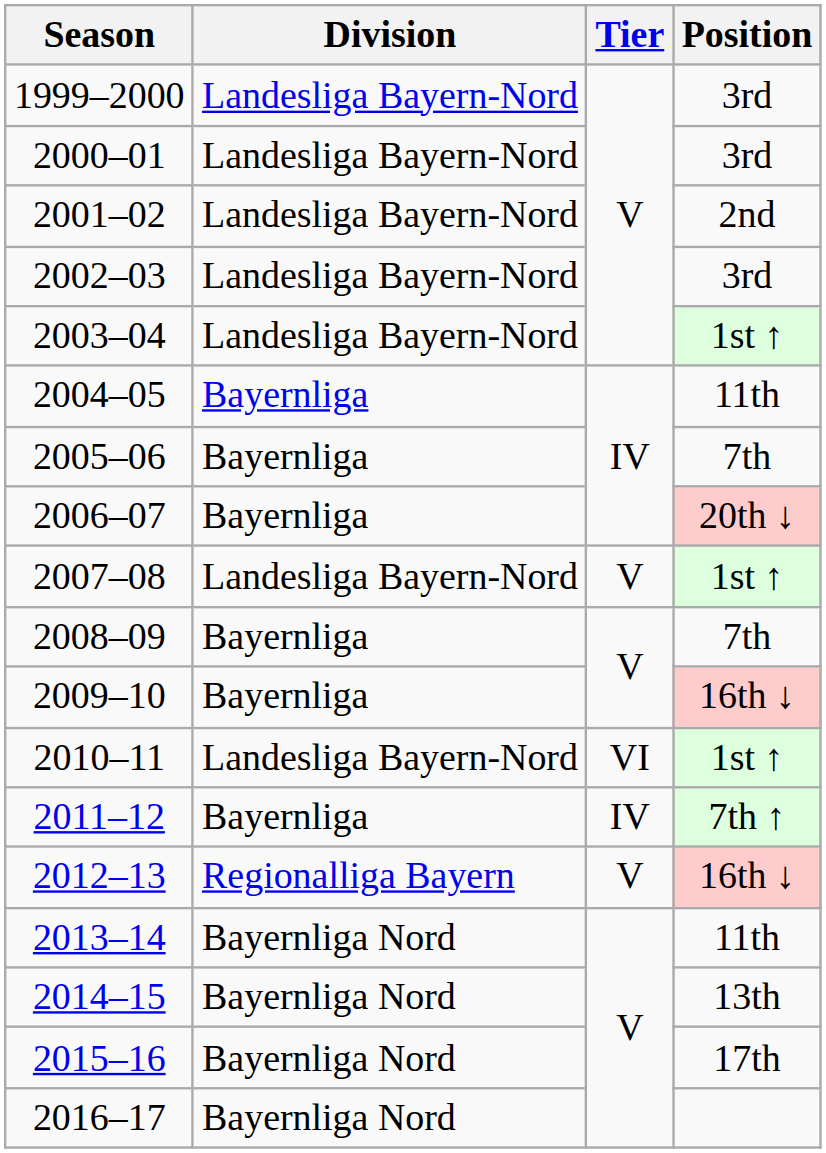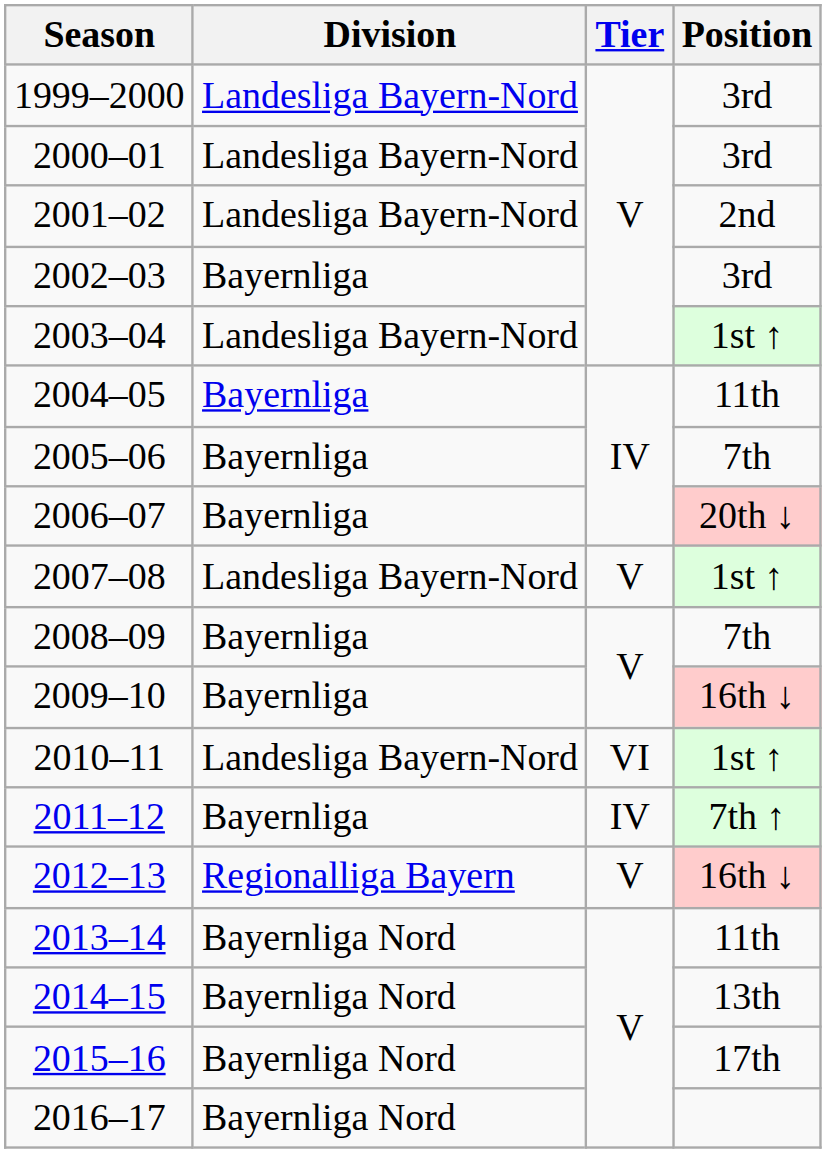(390, 275) Landesliga Bayern-Nord -> (285, 275) Bayernliga
